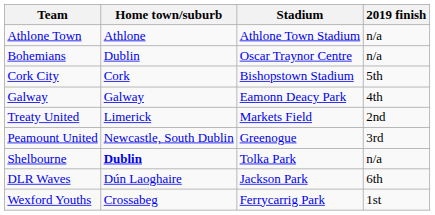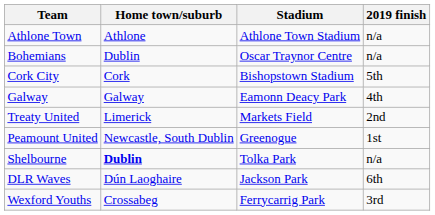(375, 138) 3rd -> (374, 138) 1st
(374, 199) 1st -> (375, 199) 3rd
